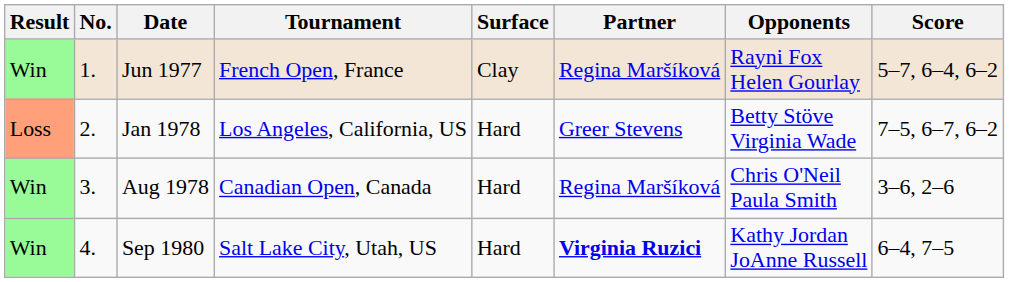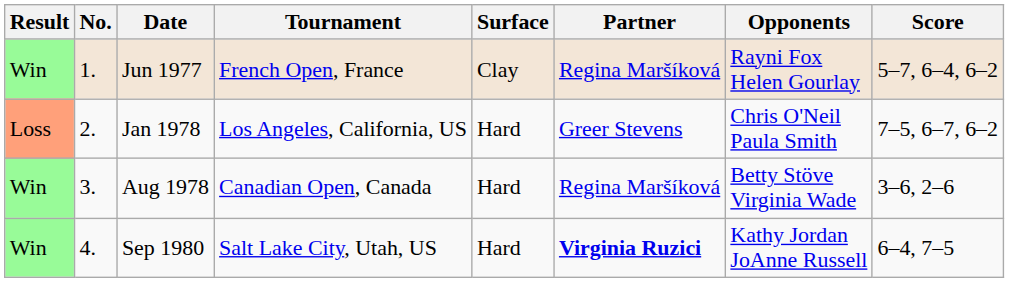(793, 128) Betty Stöve Virginia Wade -> (786, 128) Chris O'Neil Paula Smith
(786, 187) Chris O'Neil Paula Smith -> (793, 187) Betty Stöve Virginia Wade
